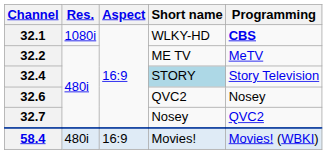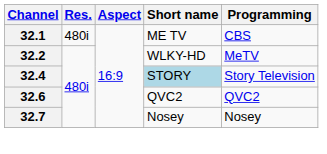(80, 35) 1080i -> (77, 35) 480i
(181, 35) WLKY-HD -> (167, 35) ME TV
(242, 35) bold -> (238, 35) normal
(171, 55) ME TV -> (176, 55) WLKY-HD
(247, 96) Nosey -> (242, 96) QVC2
(246, 117) QVC2 -> (243, 117) Nosey
- row: (33, 138)
